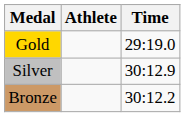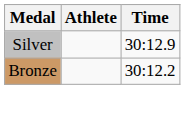- row: (33, 44)
